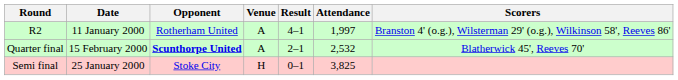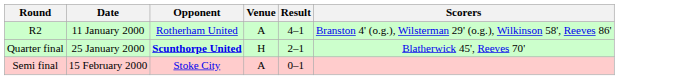- column: (343, 13)
(108, 48) 15 February 2000 -> (108, 48) 25 January 2000
(261, 48) A -> (261, 48) H
(108, 65) 25 January 2000 -> (108, 65) 15 February 2000
(261, 65) H -> (261, 65) A
